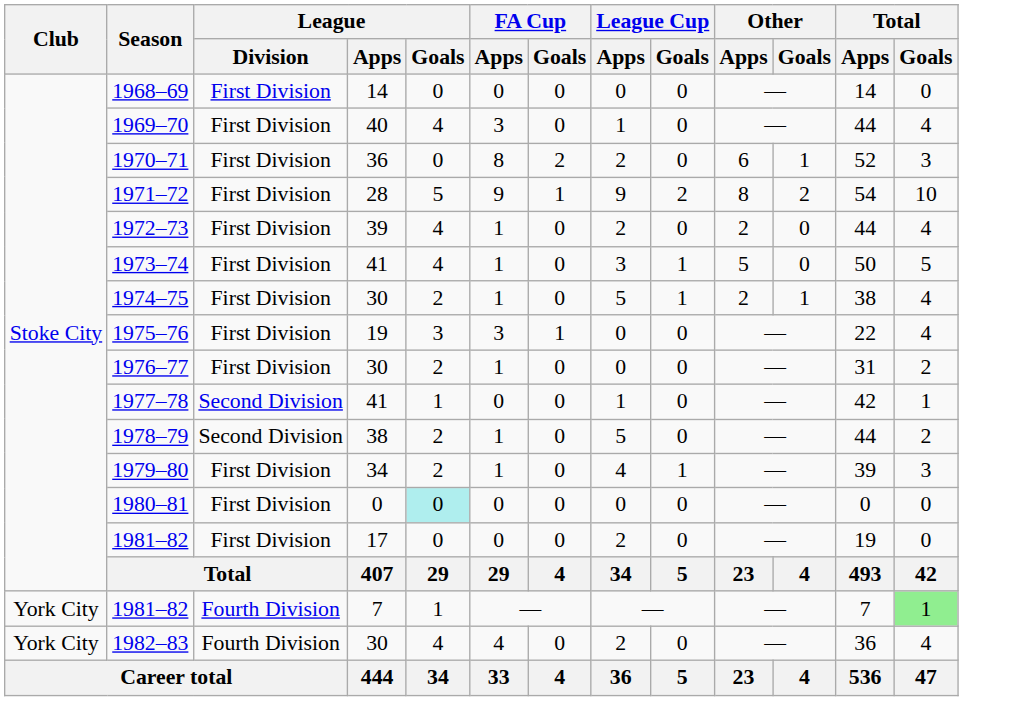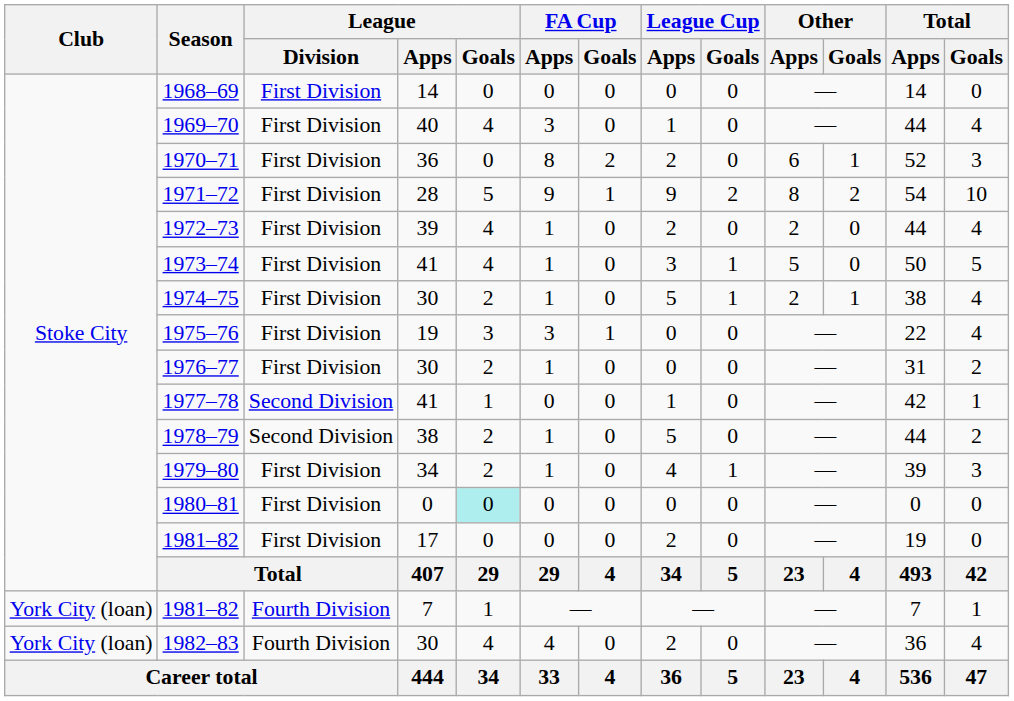(56, 608) York City -> (81, 608) York City (loan)
(926, 608) lightgreen background -> (976, 608) no background
(56, 642) York City -> (81, 642) York City (loan)
